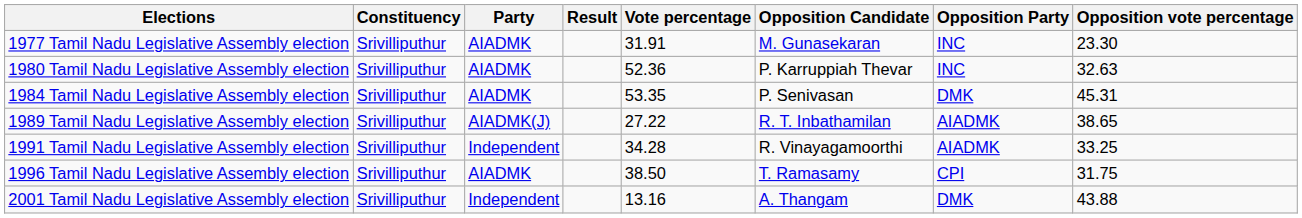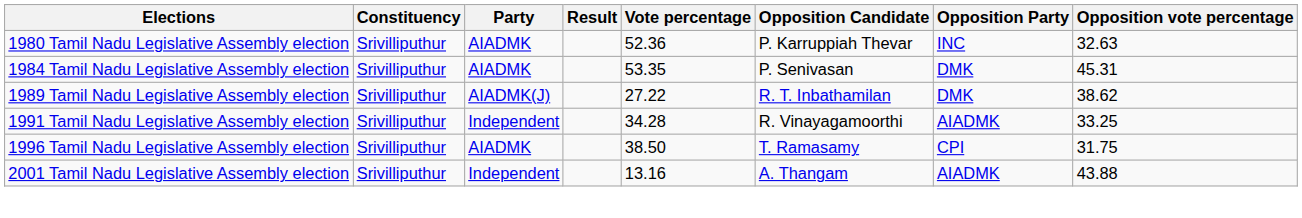- row: (179, 44)
(968, 122) AIADMK -> (955, 96) DMK
(1097, 122) 38.65 -> (1097, 96) 38.62
(955, 200) DMK -> (968, 174) AIADMK
